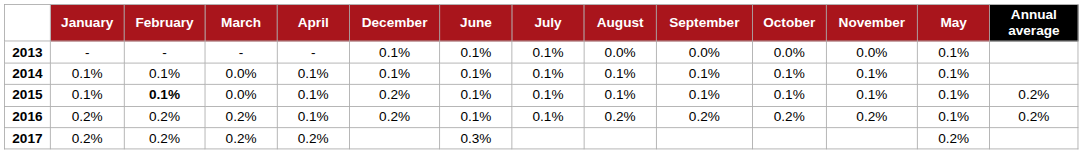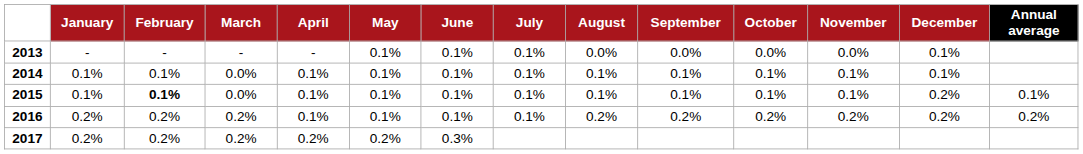columns swapped: (954, 22) <-> (395, 22)
(1034, 95) 0.2% -> (1034, 95) 0.1%
